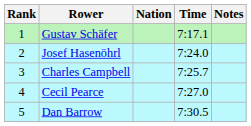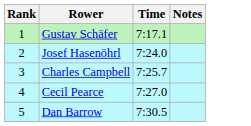- column: (154, 14)
